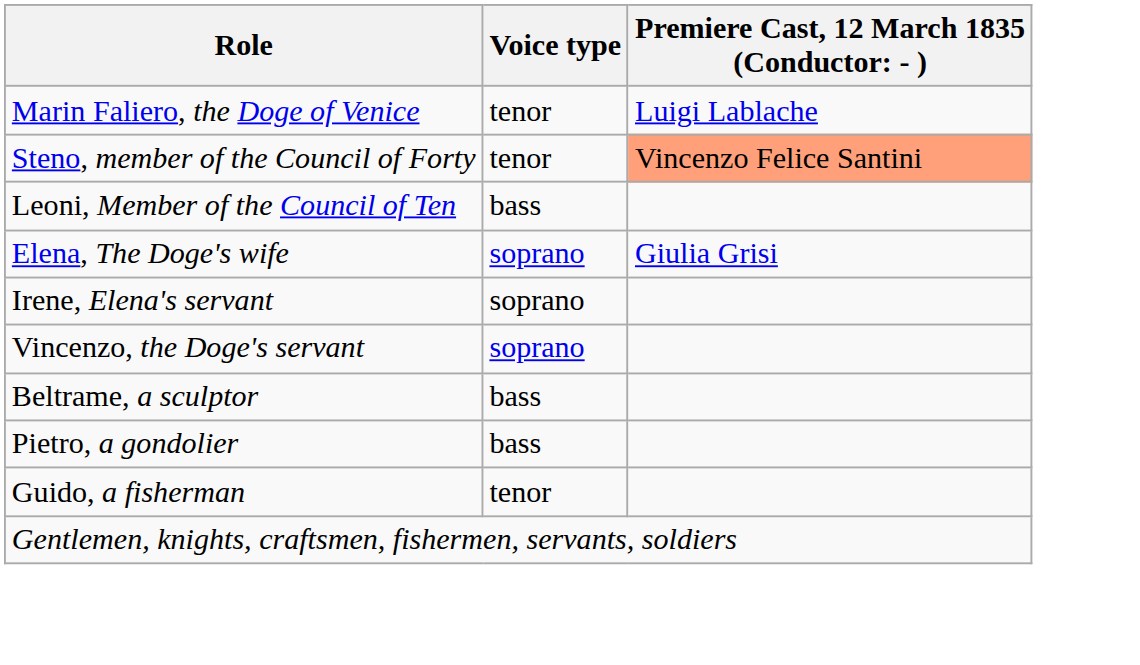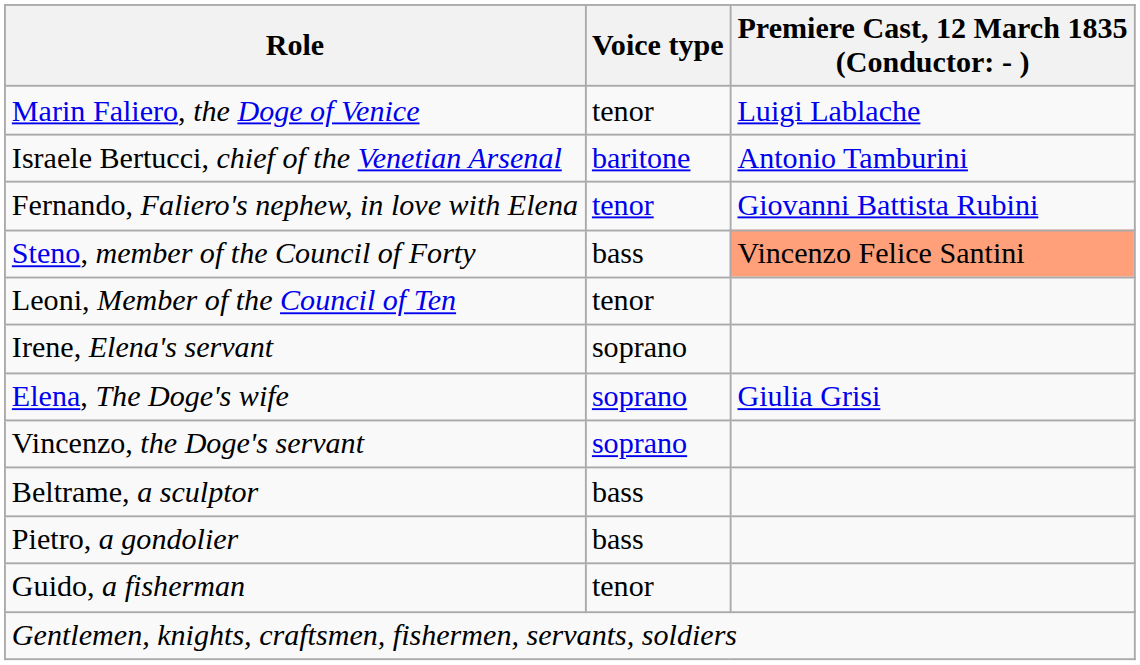+ row: (287, 157)
+ row: (295, 205)
(520, 157) tenor -> (618, 253) bass
(515, 205) bass -> (623, 300) tenor
rows swapped: (150, 253) <-> (142, 300)
